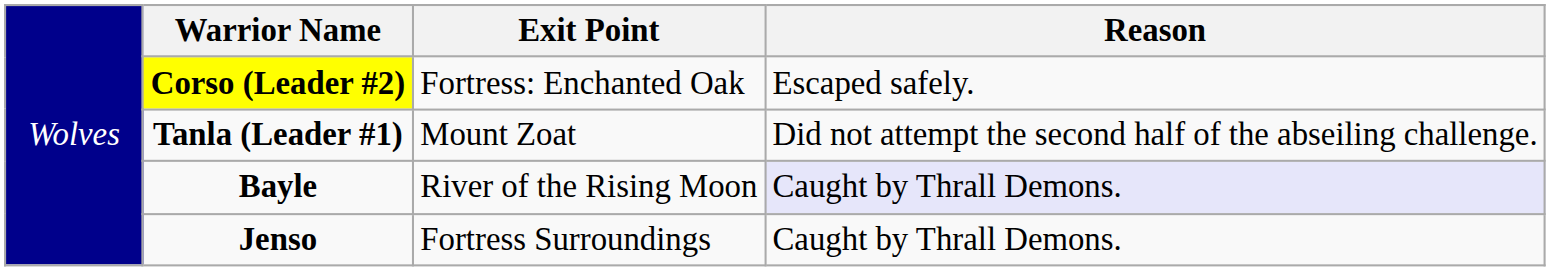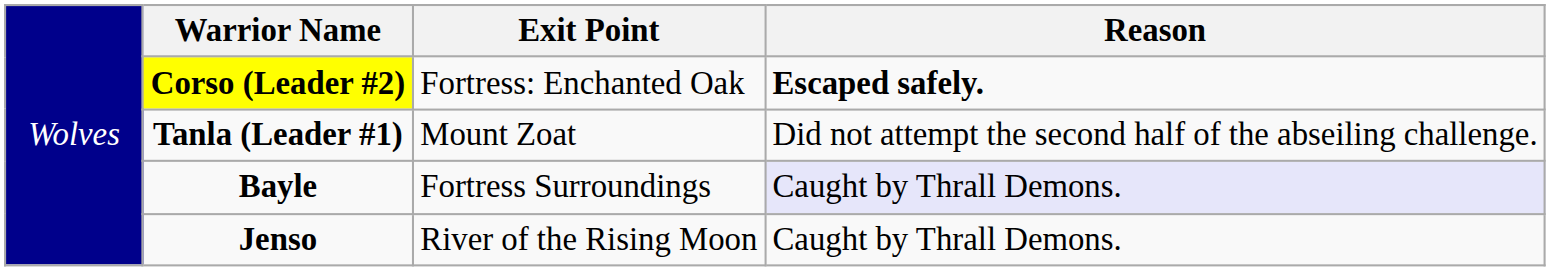(873, 82) normal -> (878, 82) bold
(589, 186) River of the Rising Moon -> (566, 186) Fortress Surroundings
(566, 238) Fortress Surroundings -> (589, 238) River of the Rising Moon
